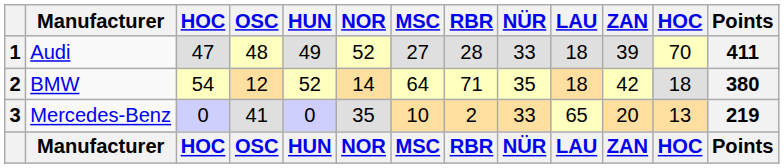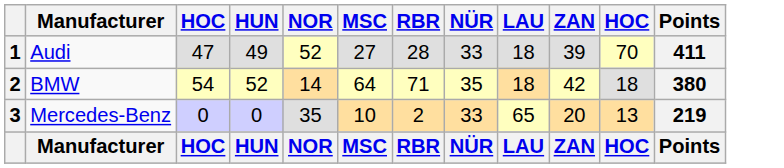- column: (257, 20)
